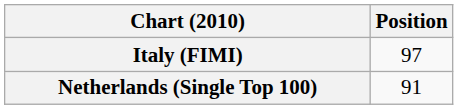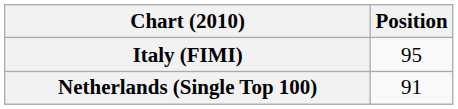(412, 54) 97 -> (412, 54) 95
